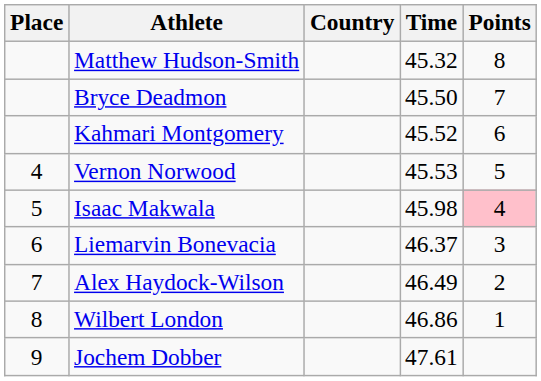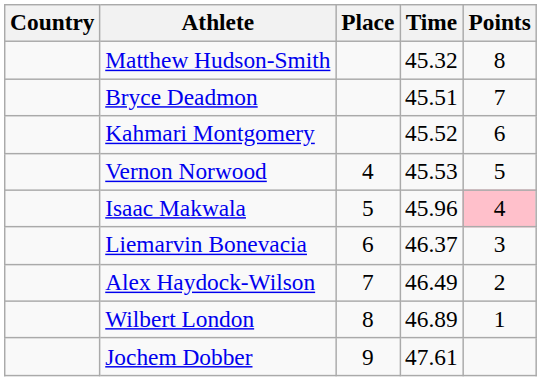columns swapped: (37, 23) <-> (352, 23)
(431, 97) 45.50 -> (431, 97) 45.51
(431, 208) 45.98 -> (431, 208) 45.96
(431, 319) 46.86 -> (431, 319) 46.89
